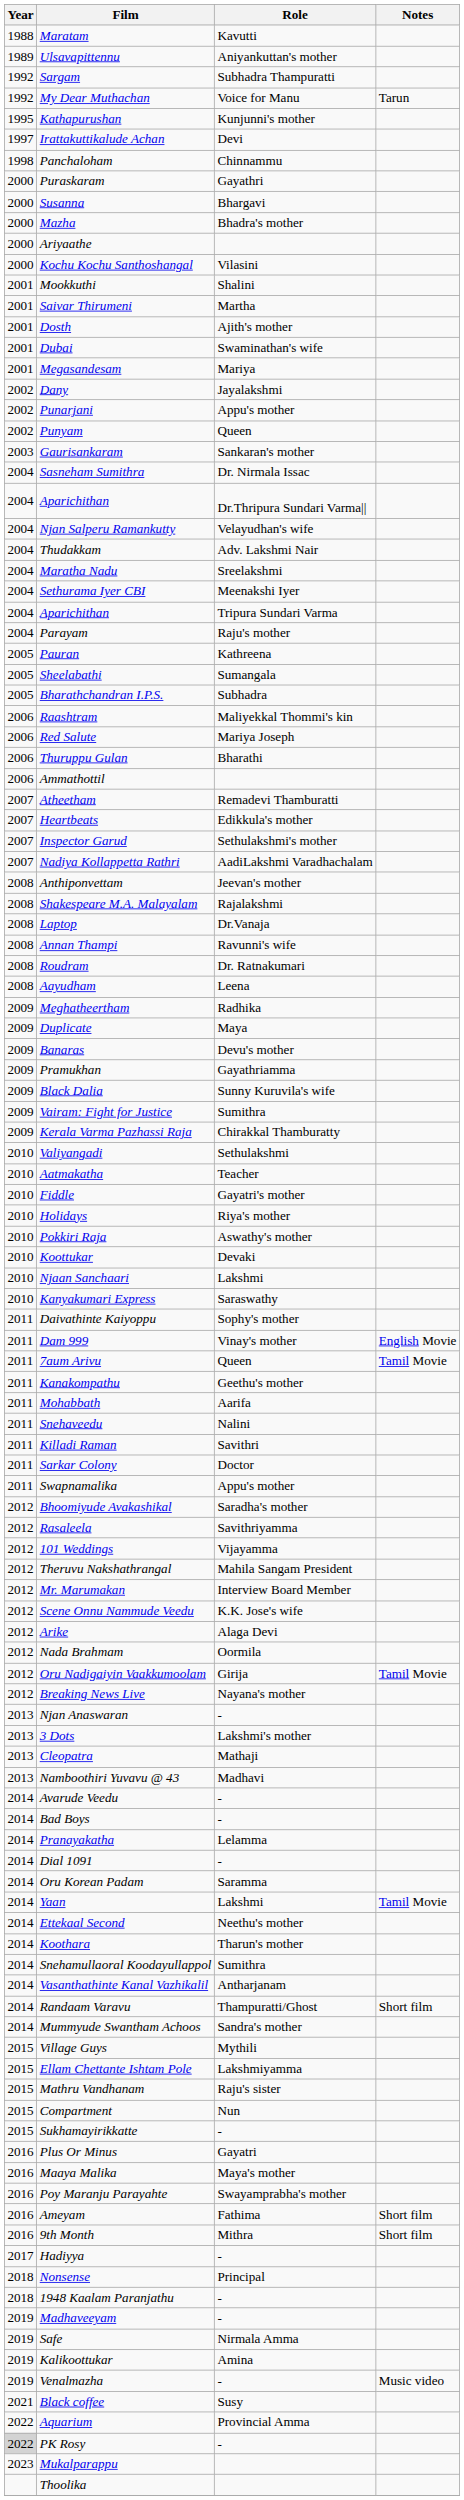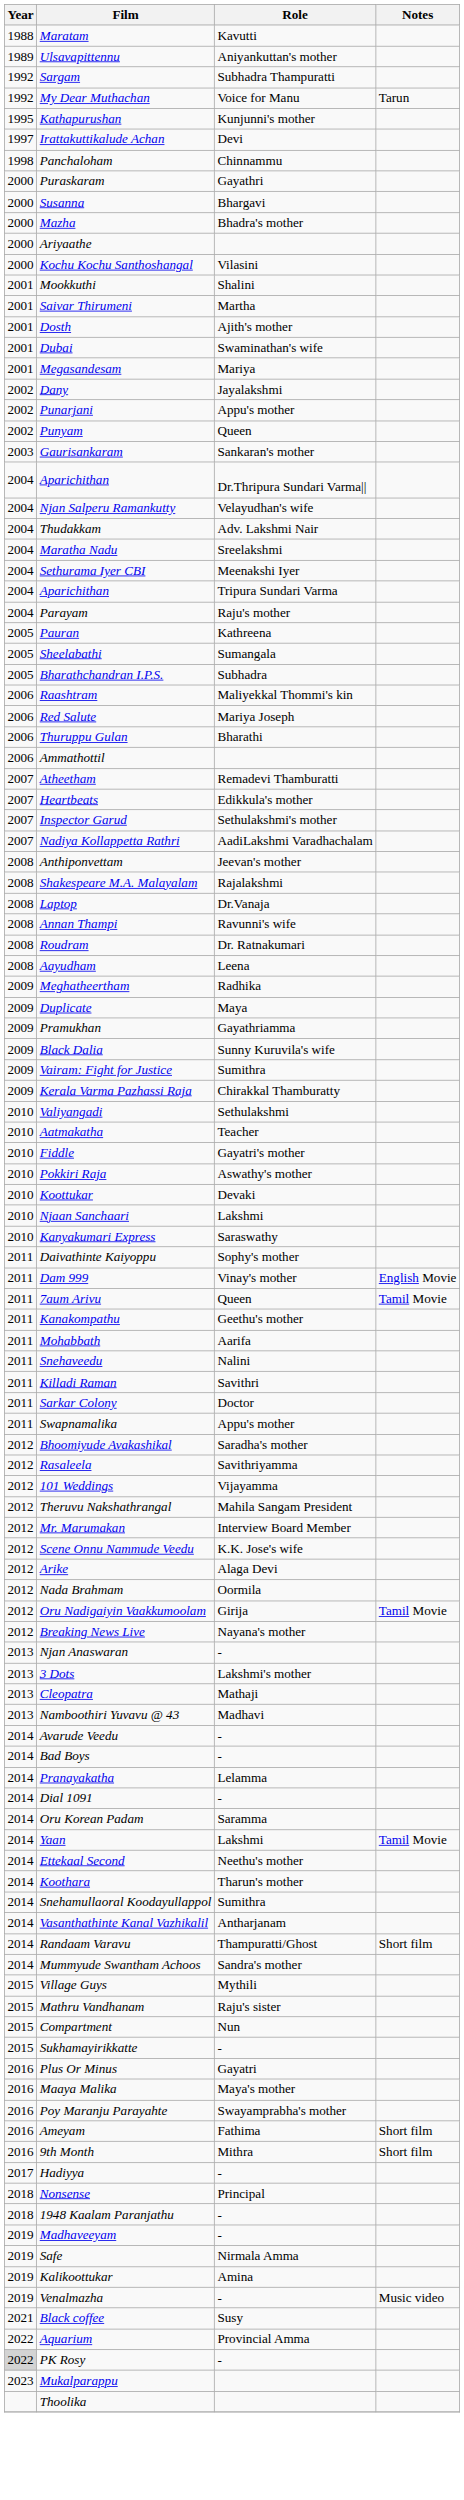- row: (92, 472)
- row: (62, 1049)
- row: (63, 1215)
- row: (116, 2068)
